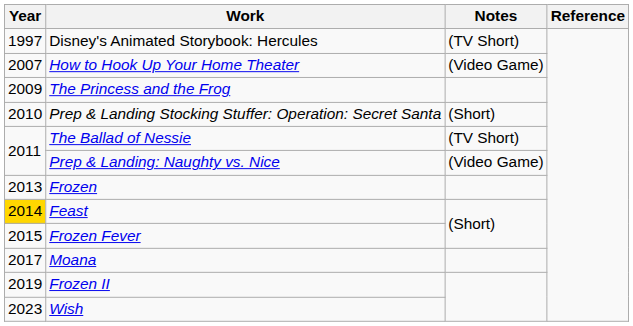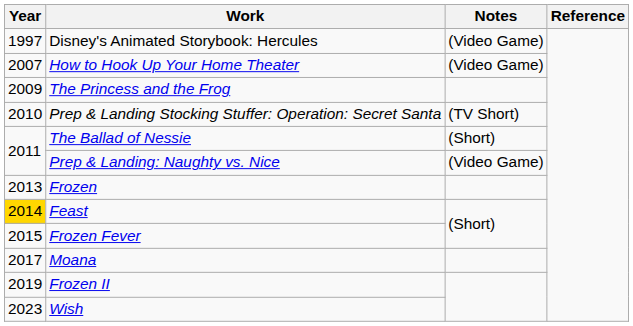(484, 41) (TV Short) -> (496, 41) (Video Game)
(472, 114) (Short) -> (484, 114) (TV Short)
(484, 138) (TV Short) -> (472, 138) (Short)
